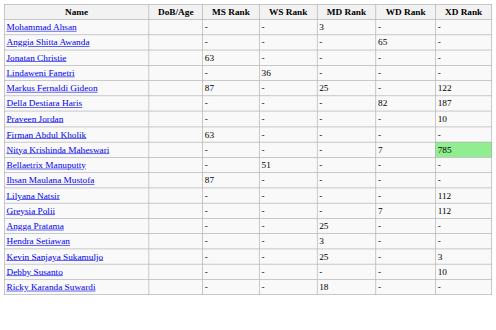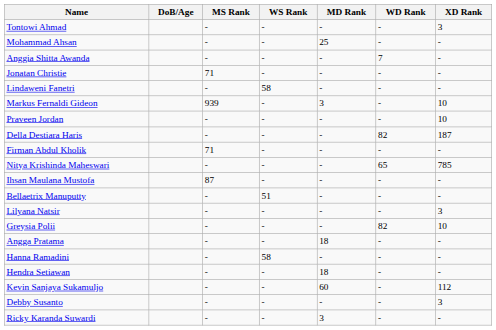+ row: (36, 27)
(321, 27) 3 -> (324, 42) 25
(383, 42) 65 -> (380, 58) 7
(209, 58) 63 -> (209, 73) 71
(266, 73) 36 -> (266, 88) 58
(209, 88) 87 -> (212, 104) 939
(324, 88) 25 -> (321, 104) 3
(445, 88) 122 -> (442, 104) 10
rows swapped: (44, 104) <-> (35, 119)
(209, 134) 63 -> (209, 149) 71
(380, 149) 7 -> (383, 165) 65
(445, 149) lightgreen background -> (445, 165) no background
rows swapped: (46, 165) <-> (50, 180)
(444, 195) 112 -> (440, 211) 3
(380, 211) 7 -> (383, 226) 82
(444, 211) 112 -> (442, 226) 10
(324, 226) 25 -> (324, 241) 18
+ row: (38, 256)
(321, 241) 3 -> (324, 272) 18
(324, 256) 25 -> (324, 287) 60
(440, 256) 3 -> (444, 287) 112
(442, 272) 10 -> (440, 302) 3
(324, 287) 18 -> (321, 318) 3
